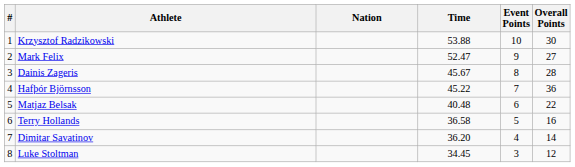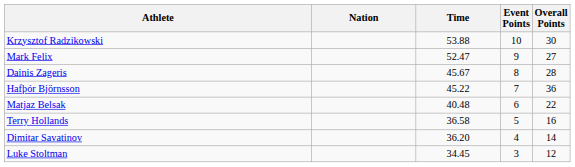- column: (10, 18)
